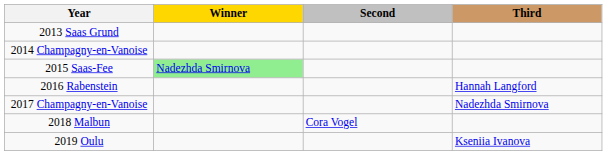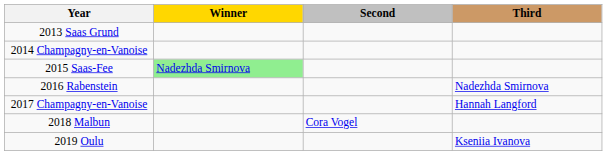(496, 86) Hannah Langford -> (502, 86) Nadezhda Smirnova
(502, 104) Nadezhda Smirnova -> (496, 104) Hannah Langford
